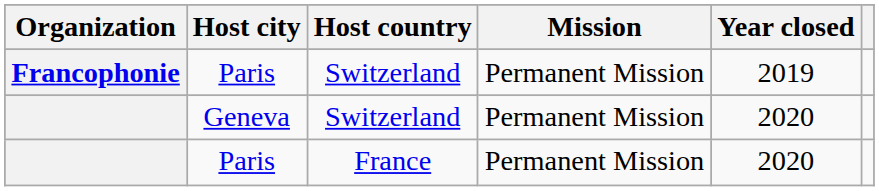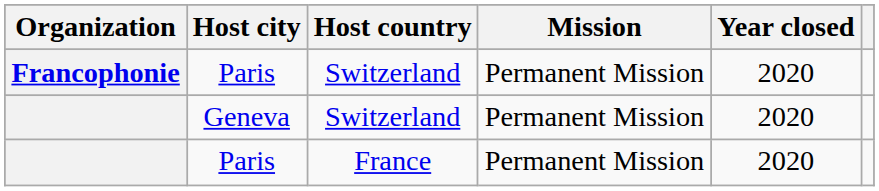(786, 71) 2019 -> (786, 71) 2020
